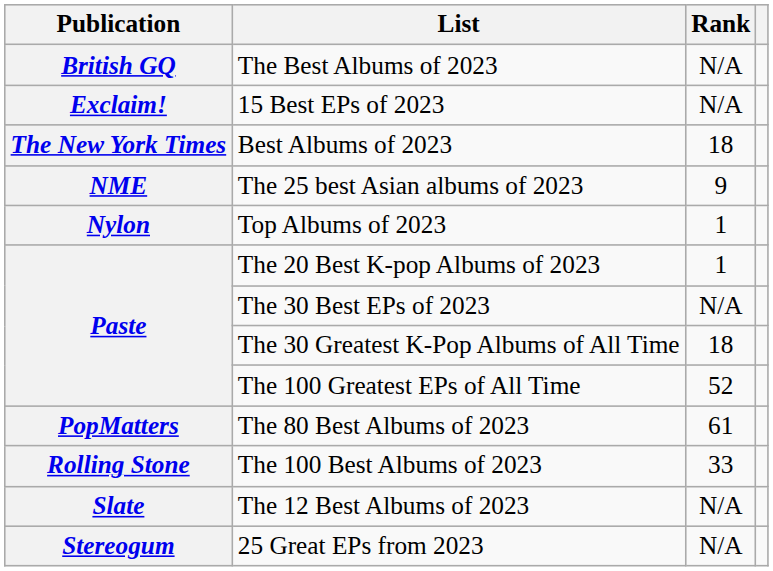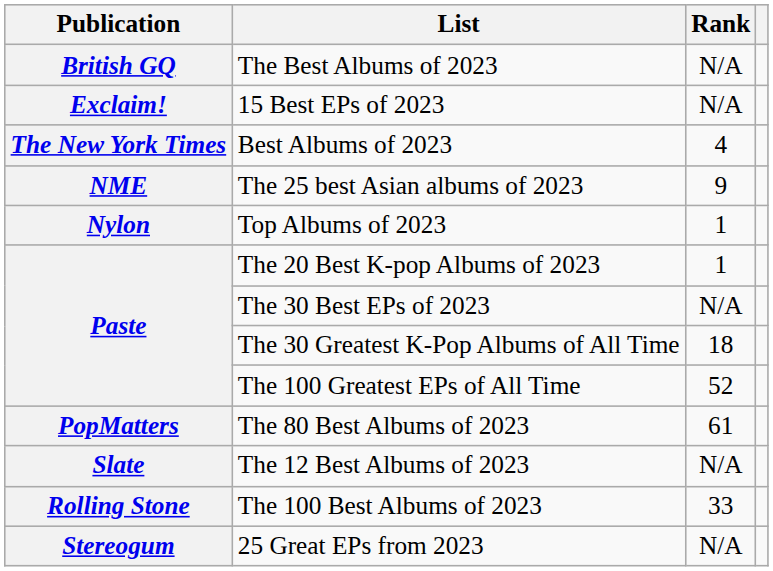(721, 144) 18 -> (721, 144) 4
rows swapped: (390, 465) <-> (384, 505)
